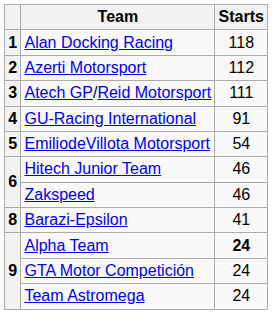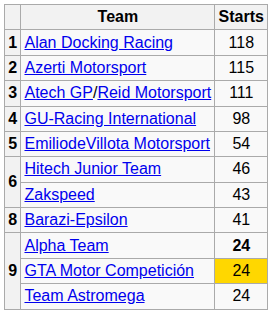(241, 67) 112 -> (241, 67) 115
(241, 118) 91 -> (241, 118) 98
(241, 194) 46 -> (241, 194) 43
(241, 270) no background -> (241, 270) gold background
